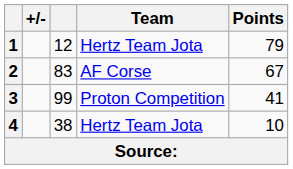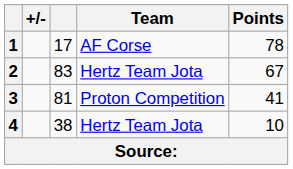(63, 45) 12 -> (63, 45) 17
(142, 45) Hertz Team Jota -> (116, 45) AF Corse
(275, 45) 79 -> (275, 45) 78
(116, 72) AF Corse -> (142, 72) Hertz Team Jota
(63, 98) 99 -> (63, 98) 81
